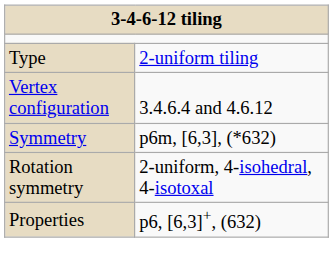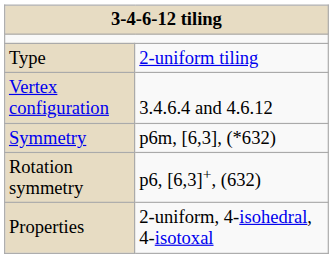(226, 177) 2-uniform, 4-isohedral, 4-isotoxal -> (200, 177) p6, [6,3]+, (632)
(200, 219) p6, [6,3]+, (632) -> (226, 227) 2-uniform, 4-isohedral, 4-isotoxal
